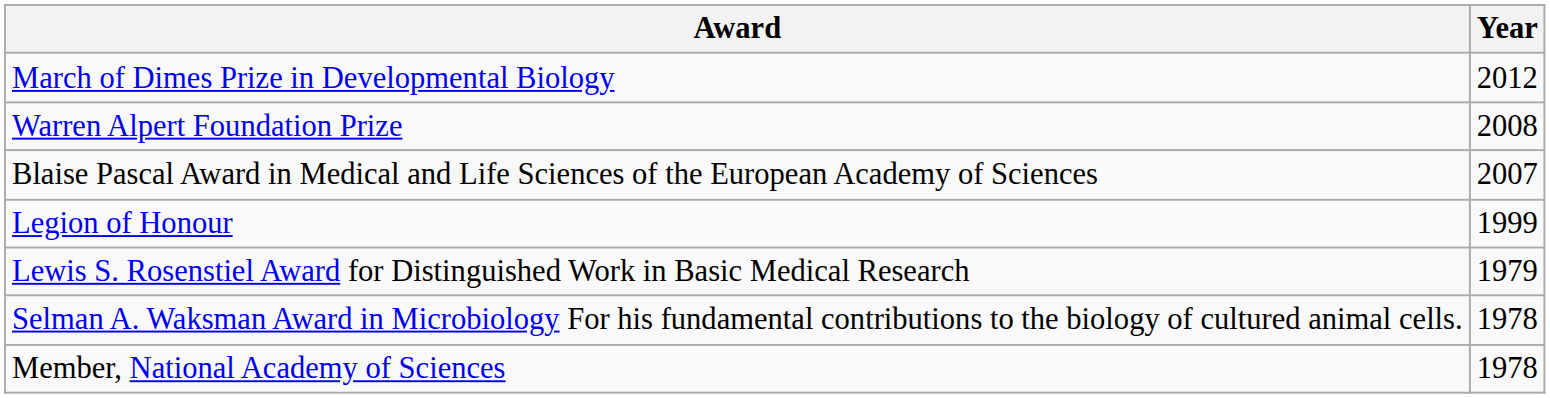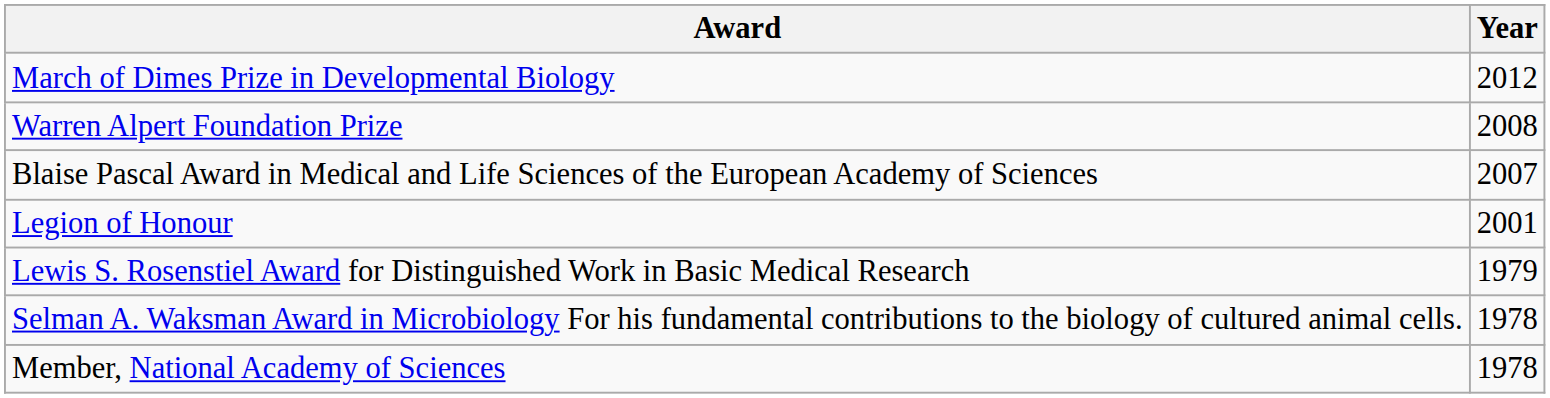(1507, 222) 1999 -> (1507, 222) 2001
